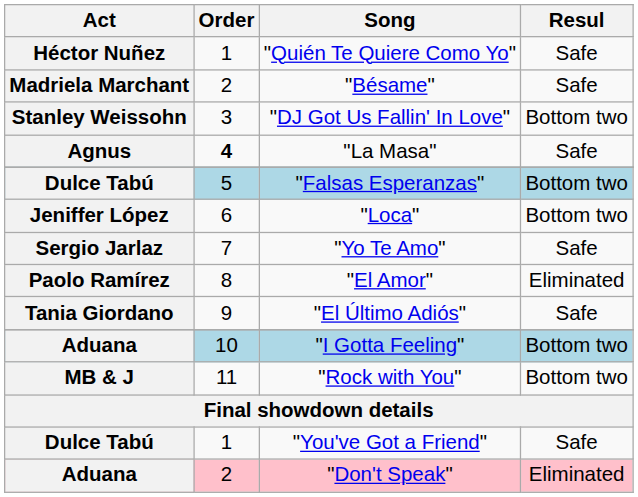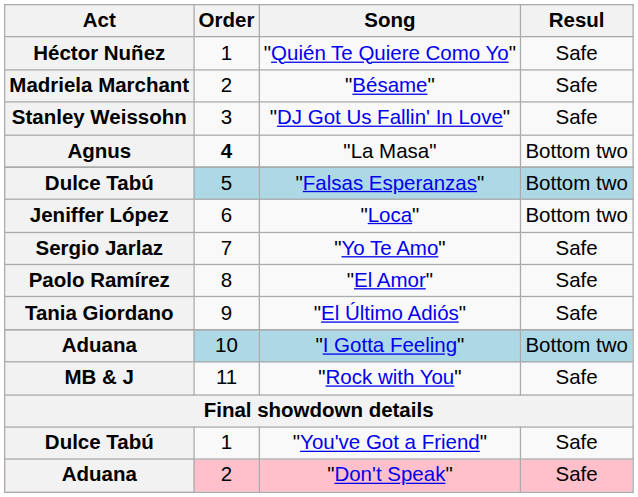(577, 118) Bottom two -> (577, 118) Safe
(577, 150) Safe -> (577, 150) Bottom two
(577, 280) Eliminated -> (577, 280) Safe
(577, 378) Bottom two -> (577, 378) Safe
(577, 475) Eliminated -> (577, 475) Safe
